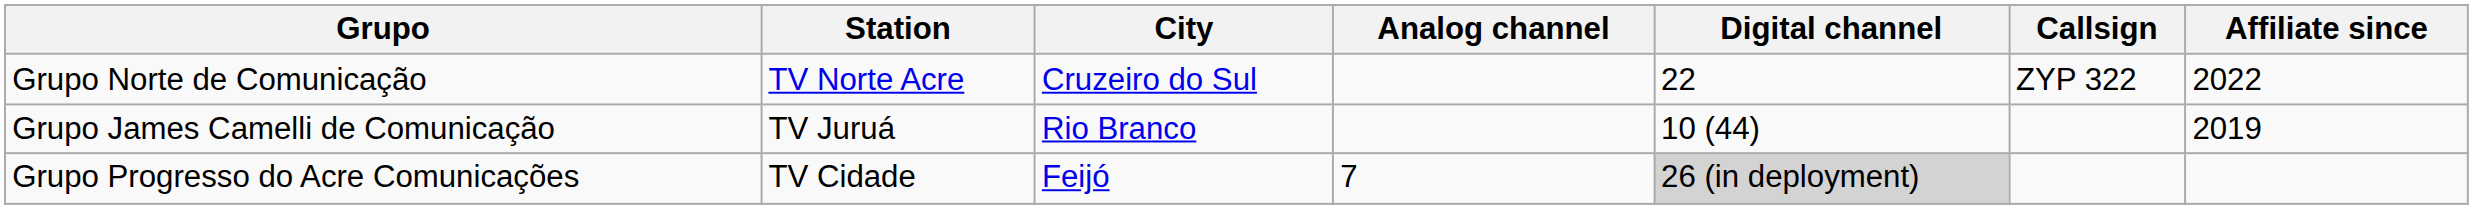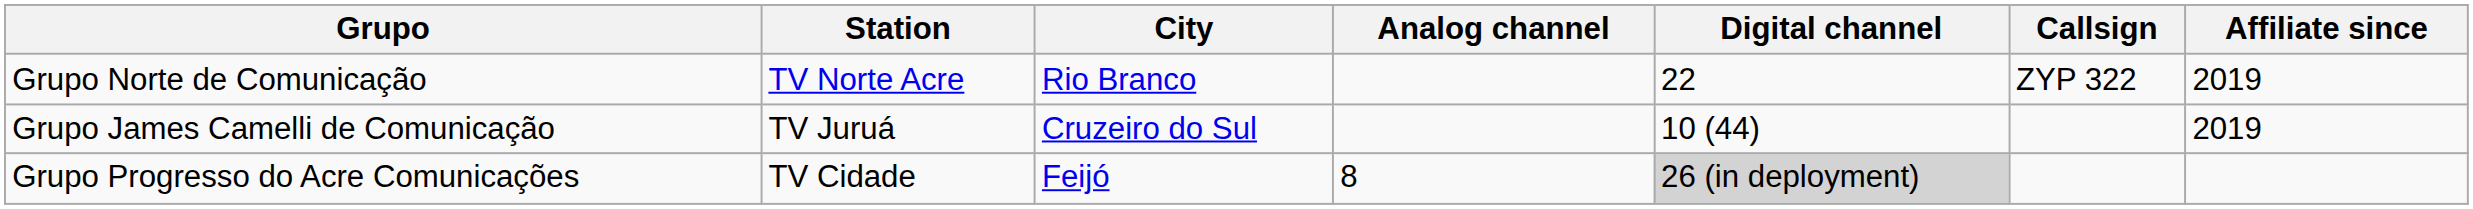(1149, 78) Cruzeiro do Sul -> (1119, 78) Rio Branco
(2227, 78) 2022 -> (2227, 78) 2019
(1119, 128) Rio Branco -> (1149, 128) Cruzeiro do Sul
(1349, 177) 7 -> (1349, 177) 8
